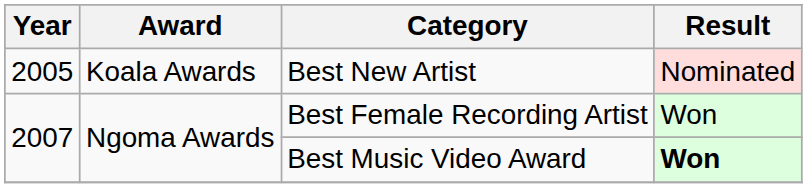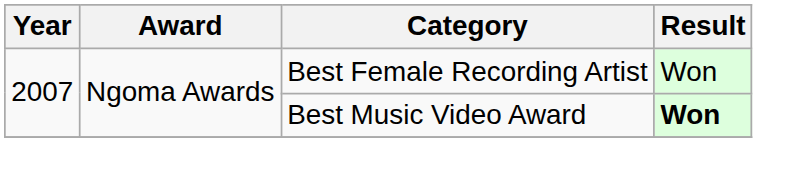- row: (382, 70)
